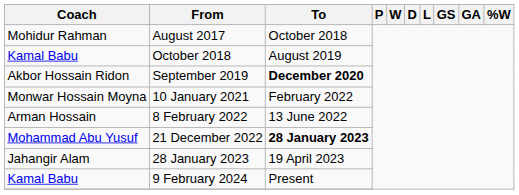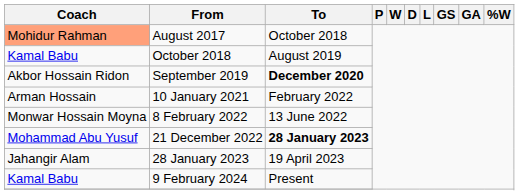(57, 35) no background -> (57, 35) lightsalmon background
(77, 96) Monwar Hossain Moyna -> (52, 96) Arman Hossain
(52, 117) Arman Hossain -> (77, 117) Monwar Hossain Moyna
